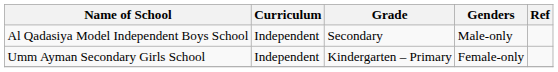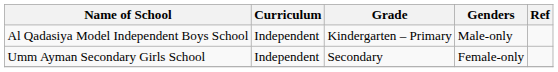(355, 35) Secondary -> (390, 35) Kindergarten – Primary
(390, 56) Kindergarten – Primary -> (355, 56) Secondary
